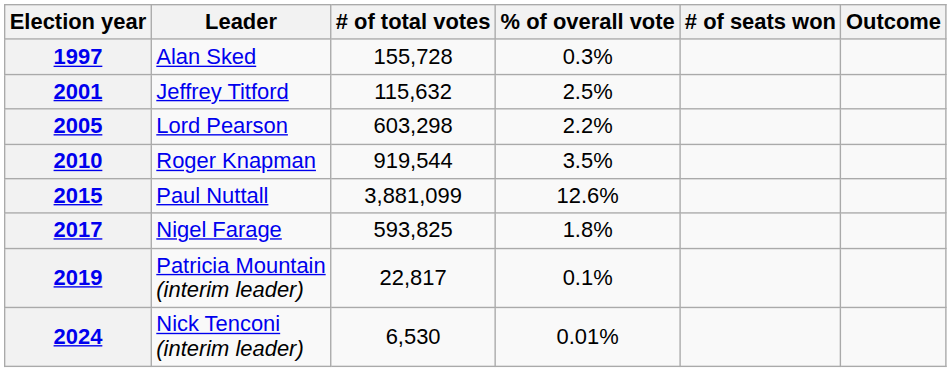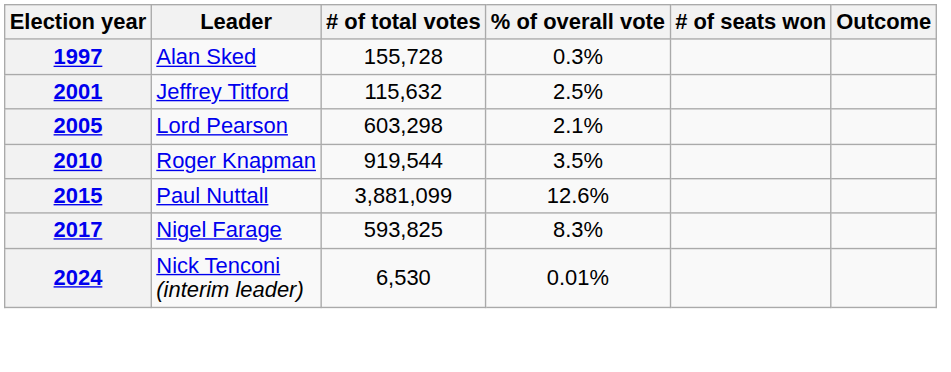(588, 126) 2.2% -> (578, 126) 2.1%
(588, 230) 1.8% -> (578, 230) 8.3%
- row: (78, 277)
